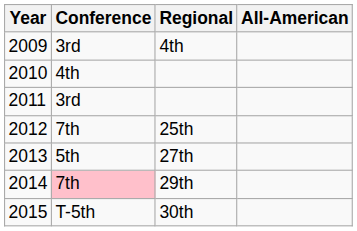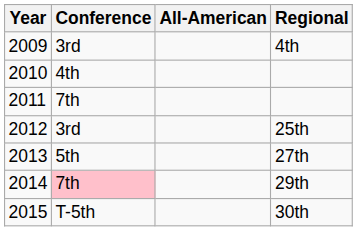columns swapped: (196, 18) <-> (295, 18)
(68, 101) 3rd -> (68, 101) 7th
(68, 128) 7th -> (68, 128) 3rd
